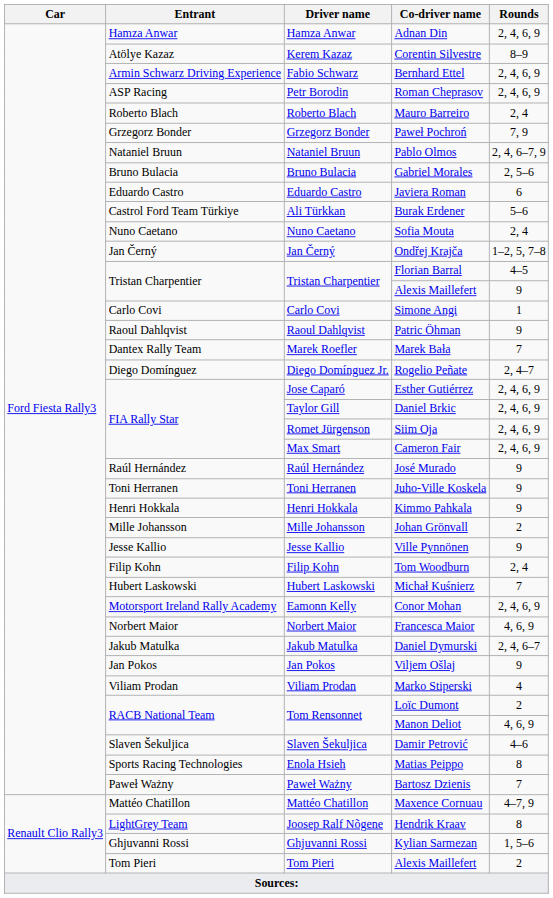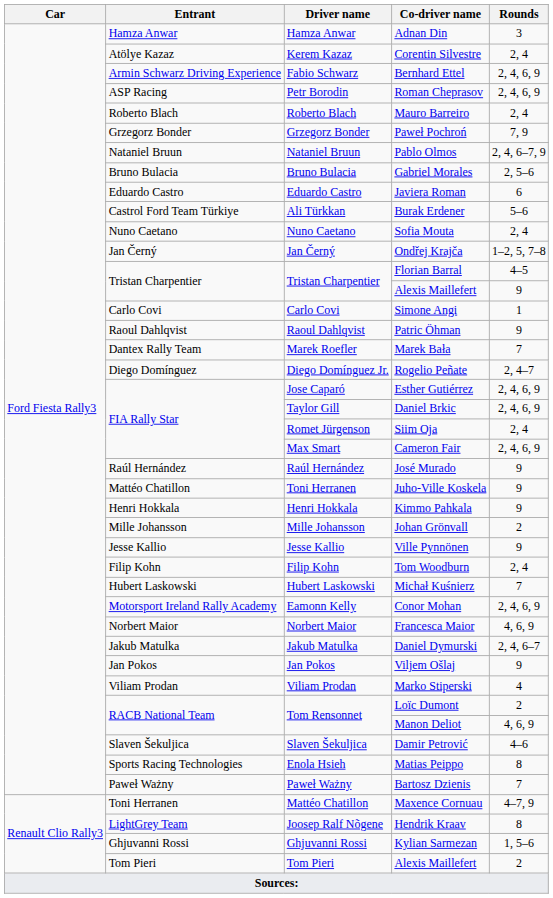(519, 33) 2, 4, 6, 9 -> (519, 33) 3
(519, 53) 8–9 -> (519, 53) 2, 4
(519, 428) 2, 4, 6, 9 -> (519, 428) 2, 4
(143, 487) Toni Herranen -> (149, 487) Mattéo Chatillon
(149, 803) Mattéo Chatillon -> (143, 803) Toni Herranen
